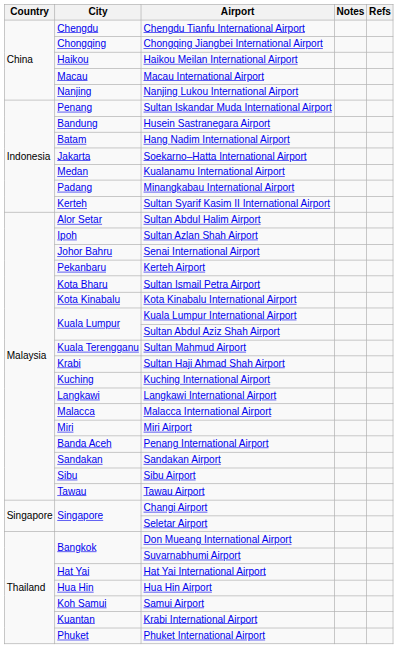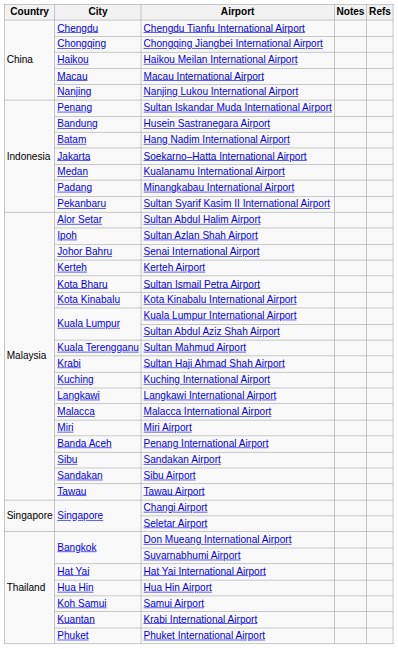(72, 204) Kerteh -> (82, 204) Pekanbaru
(82, 268) Pekanbaru -> (72, 268) Kerteh
(80, 460) Sandakan -> (67, 460) Sibu
(67, 476) Sibu -> (80, 476) Sandakan
